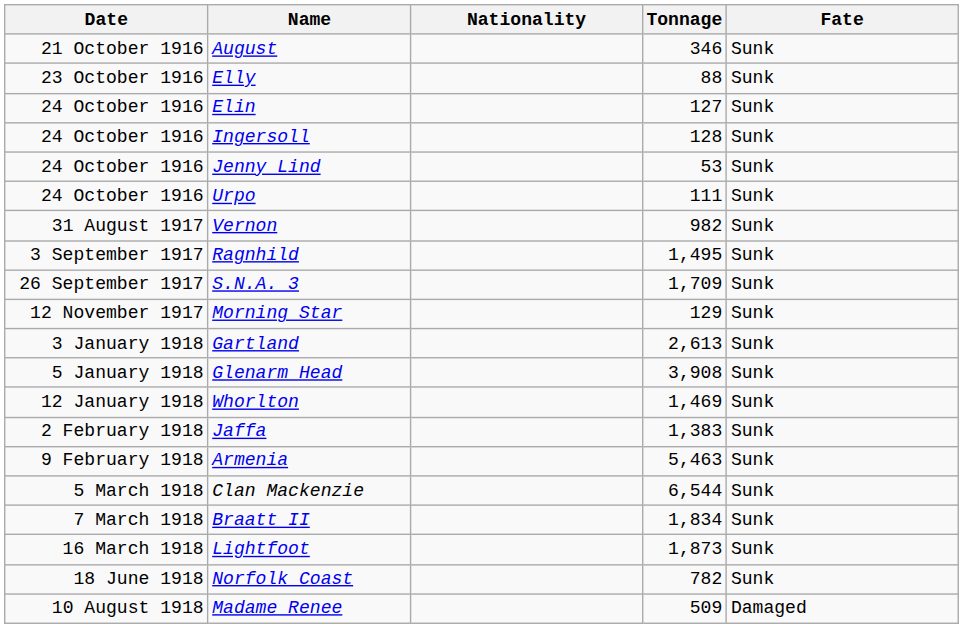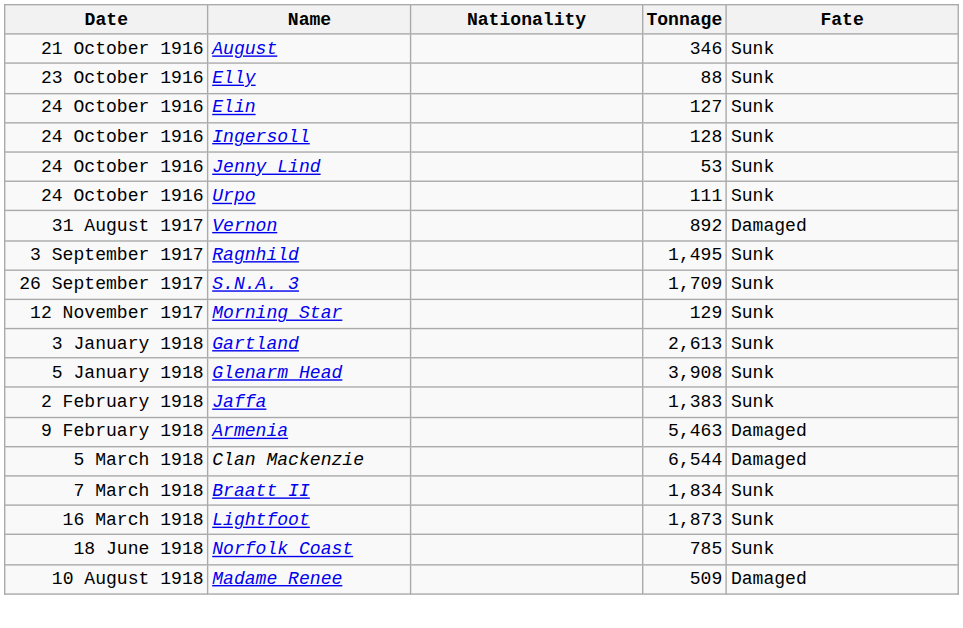(706, 226) 982 -> (706, 226) 892
(753, 226) Sunk -> (769, 226) Damaged
- row: (256, 402)
(753, 461) Sunk -> (769, 432) Damaged
(753, 491) Sunk -> (769, 461) Damaged
(706, 579) 782 -> (706, 550) 785
